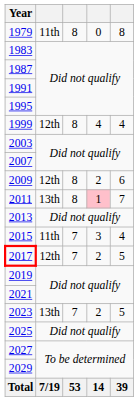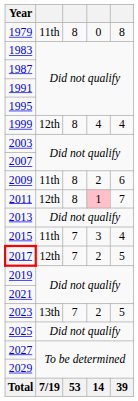(49, 180) 12th -> (49, 180) 11th
(49, 198) 13th -> (49, 198) 12th
